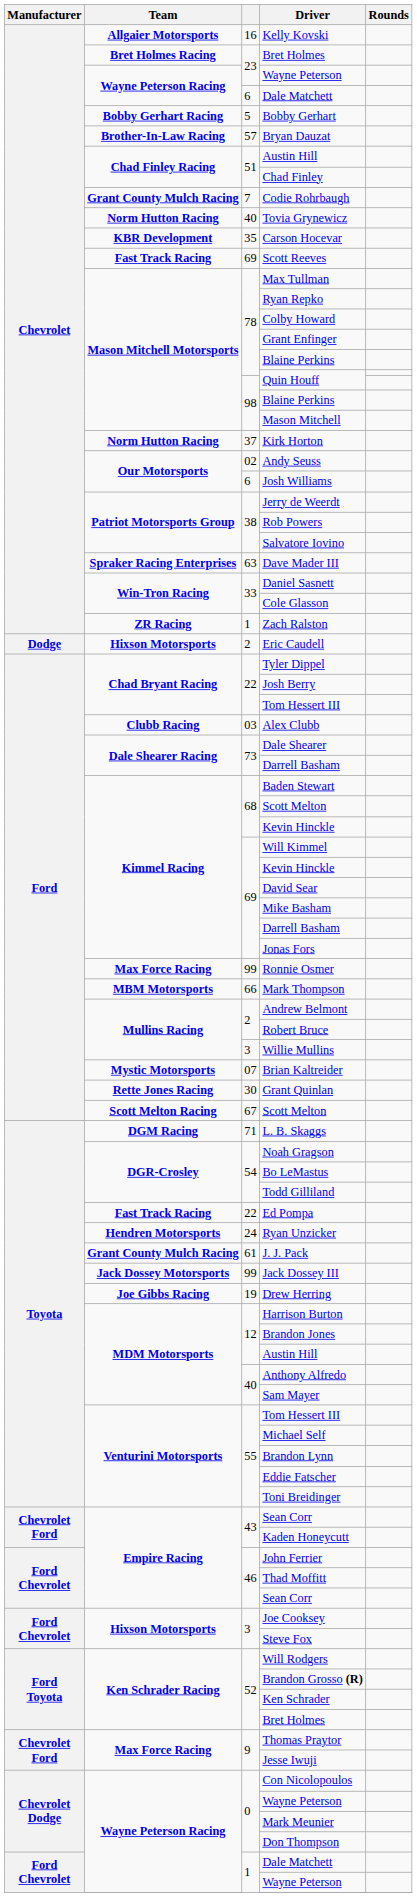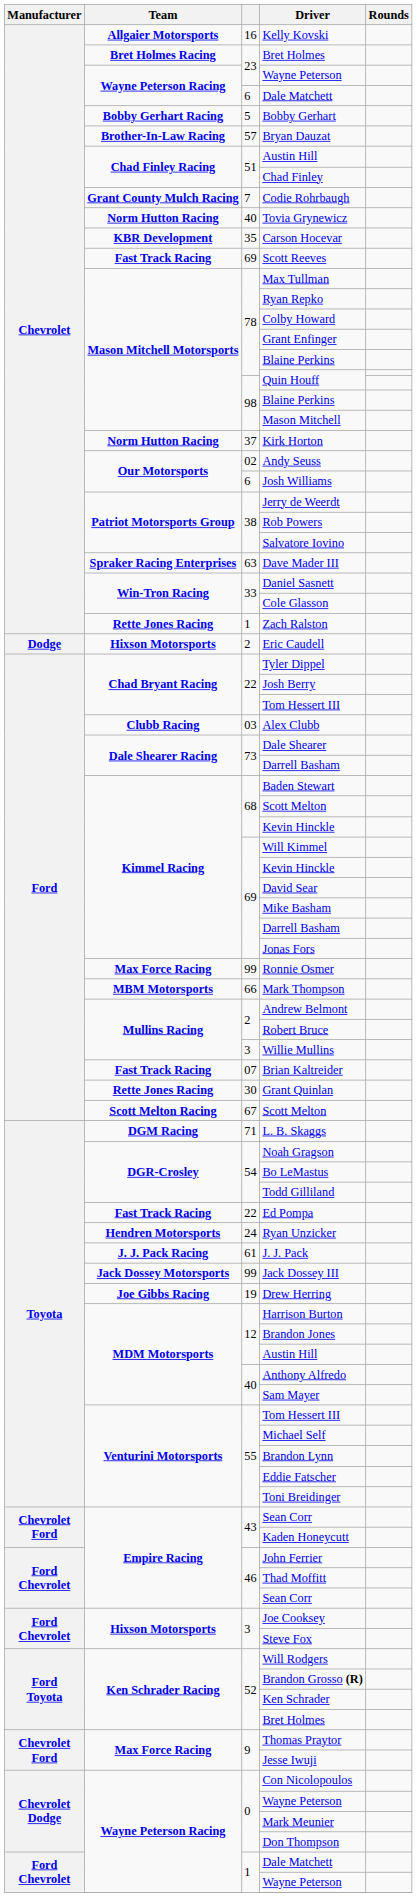(163, 623) ZR Racing -> (163, 623) Rette Jones Racing
(163, 1070) Mystic Motorsports -> (163, 1070) Fast Track Racing
(163, 1253) Grant County Mulch Racing -> (163, 1253) J. J. Pack Racing
